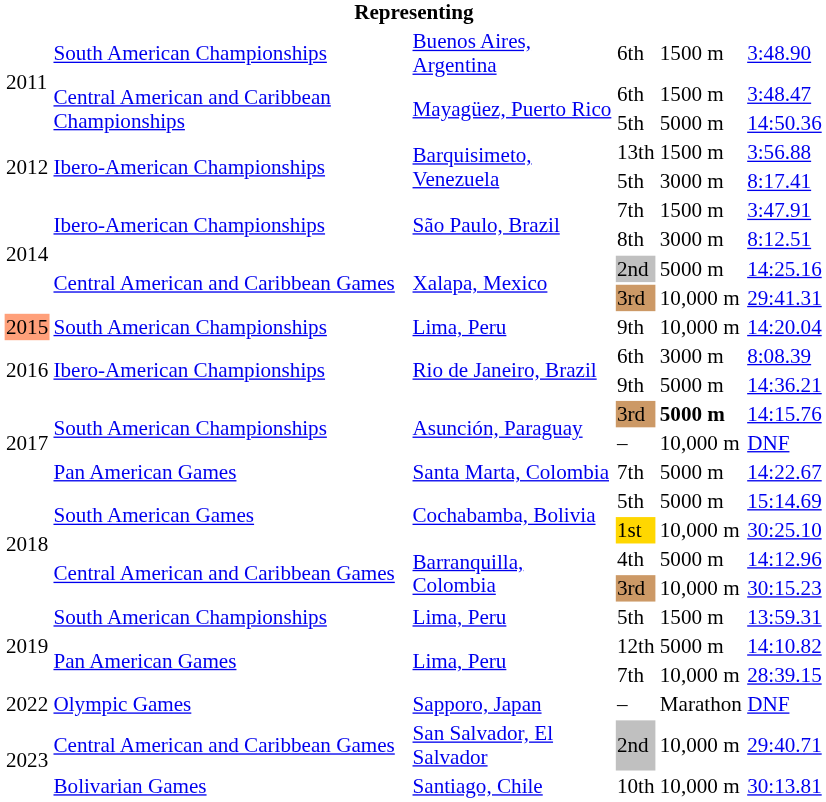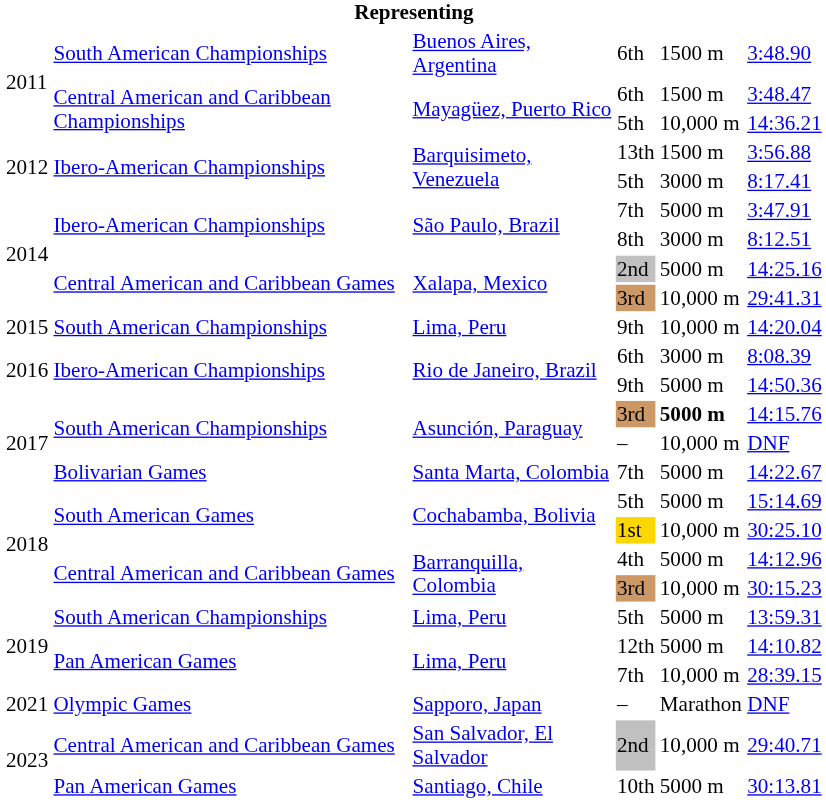(692, 123) 5000 m -> (700, 123) 10,000 m
(784, 123) 14:50.36 -> (784, 123) 14:36.21
(692, 210) 1500 m -> (692, 210) 5000 m
(27, 326) lightsalmon background -> (27, 326) no background
(784, 384) 14:36.21 -> (784, 384) 14:50.36
(145, 472) Pan American Games -> (130, 472) Bolivarian Games
(692, 617) 1500 m -> (692, 617) 5000 m
(27, 704) 2022 -> (27, 704) 2021
(130, 786) Bolivarian Games -> (145, 786) Pan American Games
(700, 786) 10,000 m -> (692, 786) 5000 m
